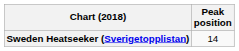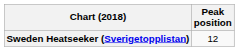(213, 38) 14 -> (213, 38) 12
